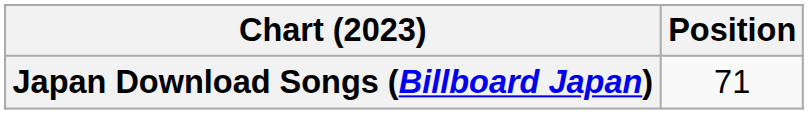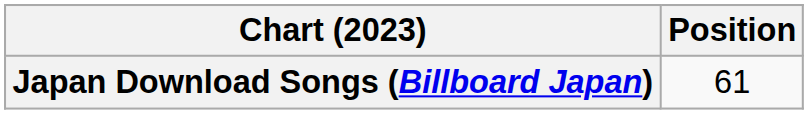(732, 81) 71 -> (732, 81) 61
